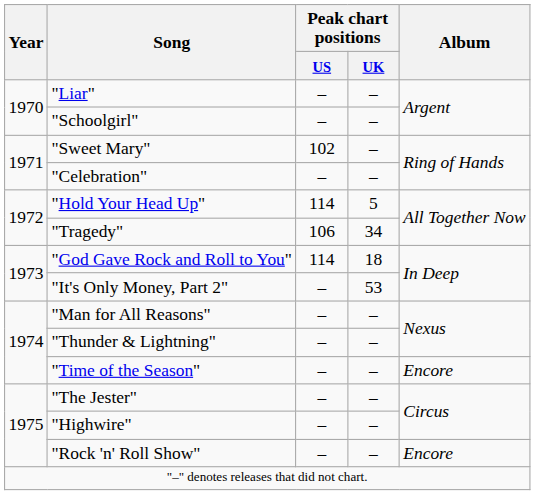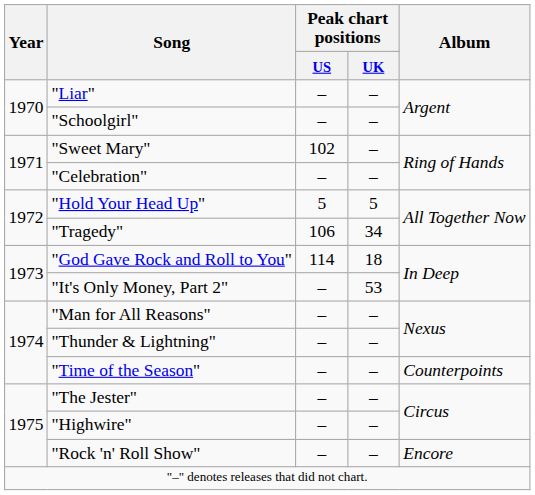(322, 203) 114 -> (322, 203) 5
(428, 369) Encore -> (453, 369) Counterpoints
